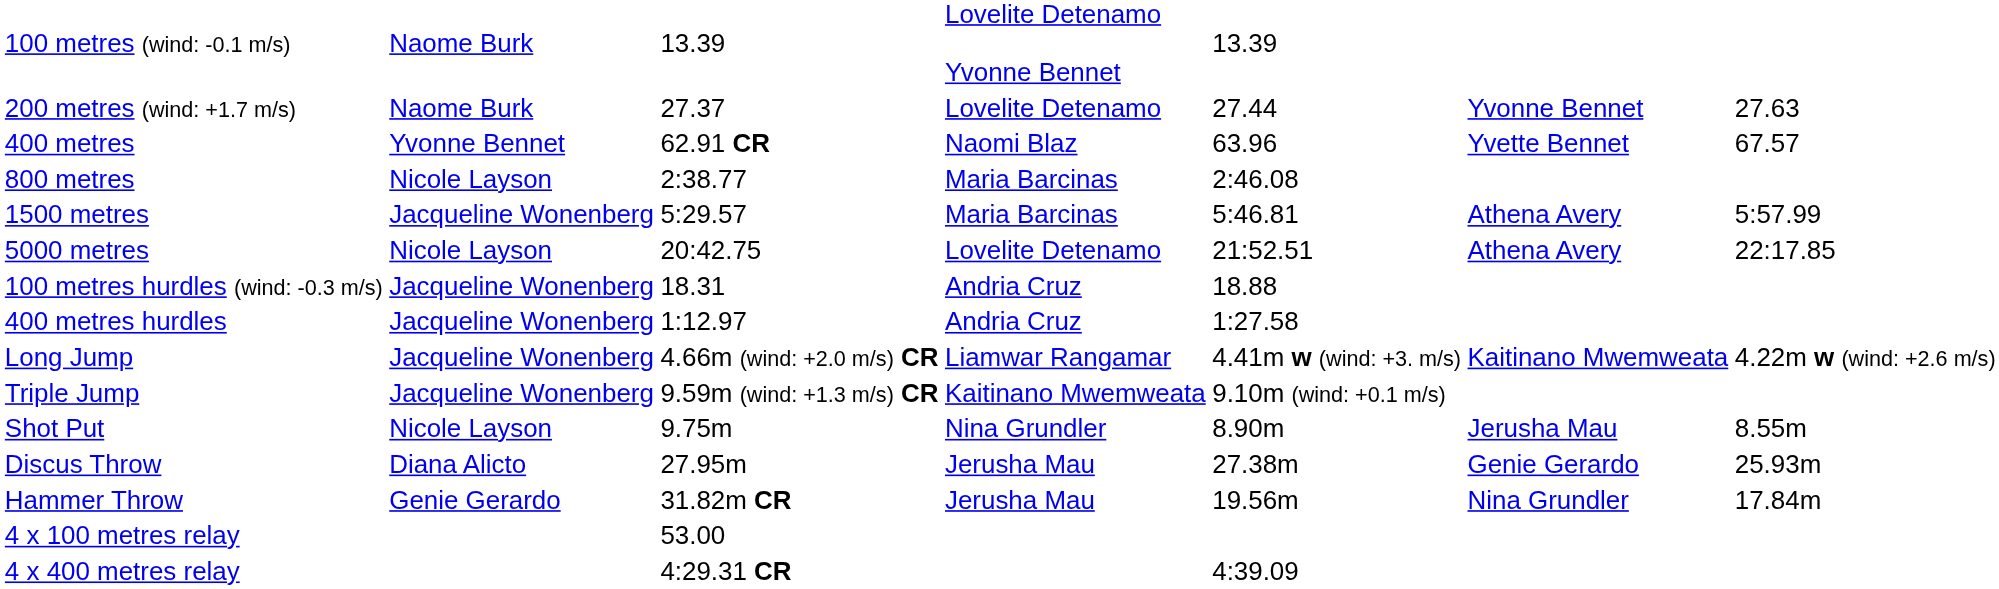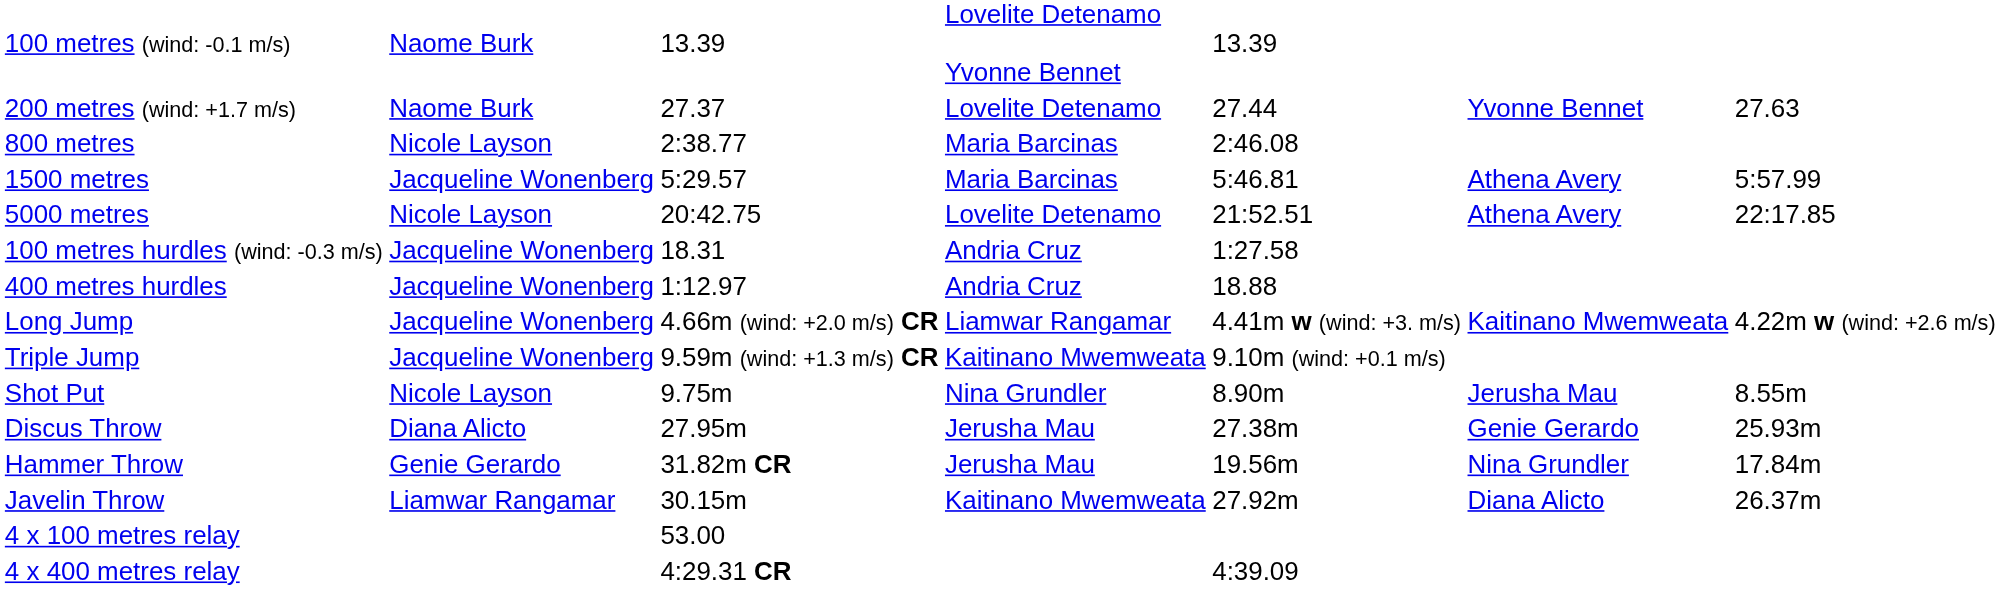- row: (70, 143)
(1245, 286) 18.88 -> (1255, 250) 1:27.58
(1255, 321) 1:27.58 -> (1245, 286) 18.88
+ row: (85, 500)
